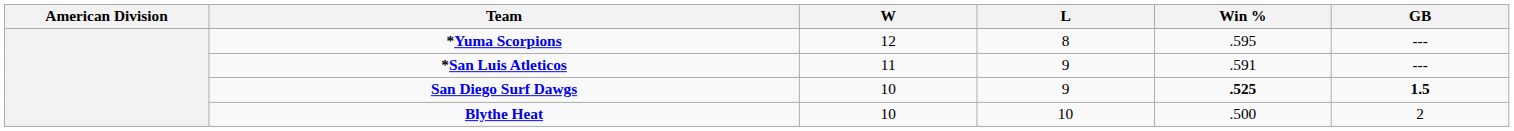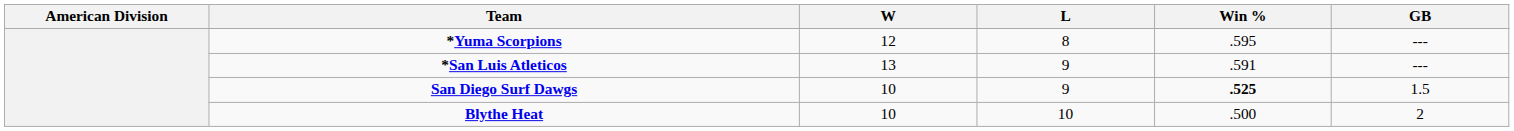(888, 65) 11 -> (888, 65) 13
(1420, 89) bold -> (1420, 89) normal
